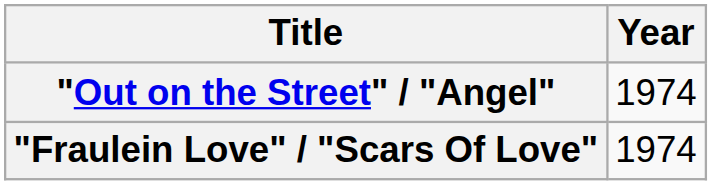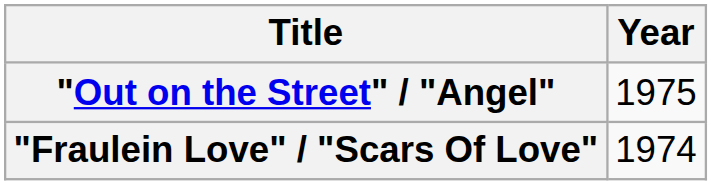(656, 91) 1974 -> (656, 91) 1975
